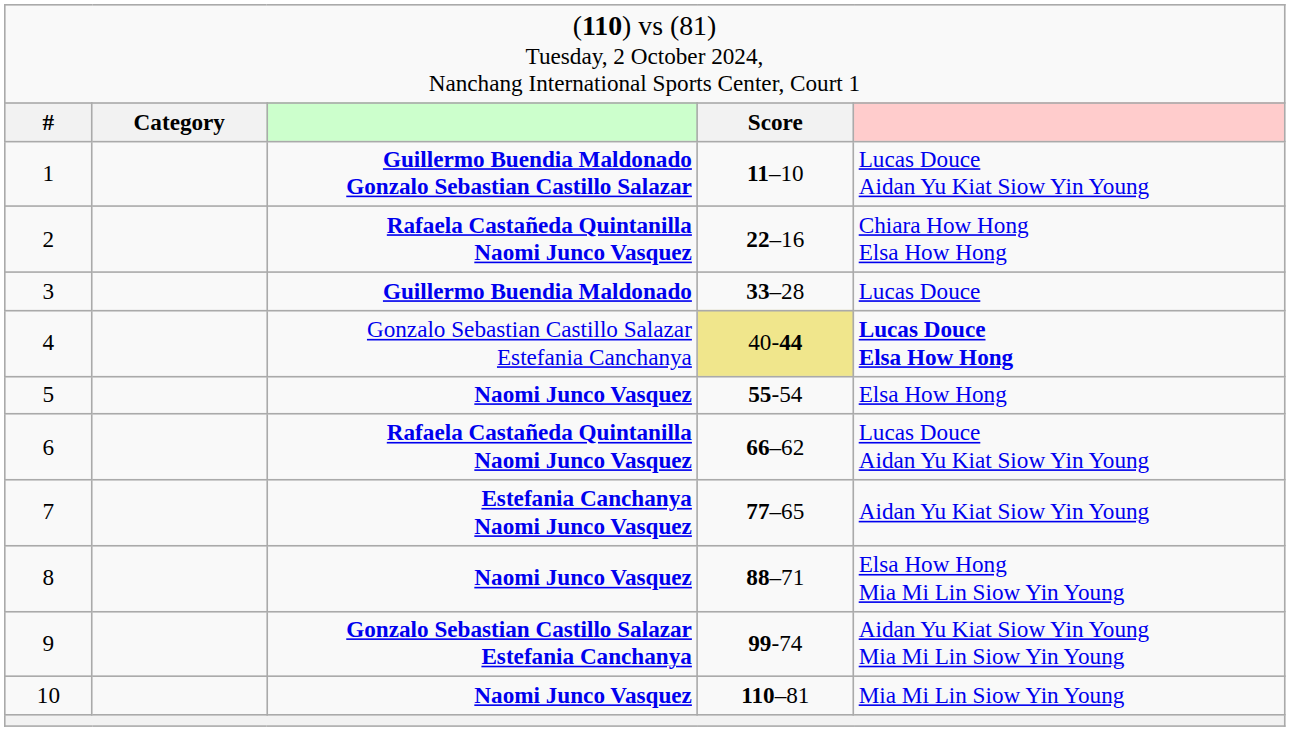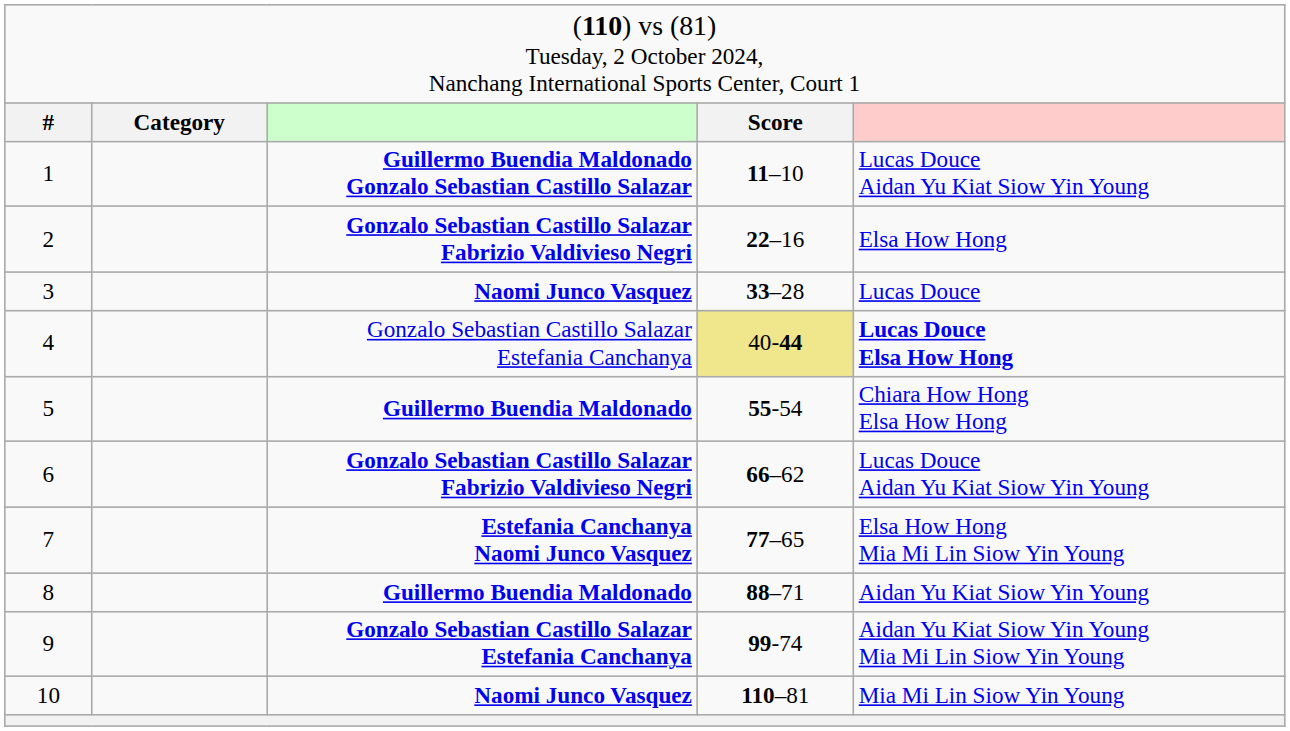(539, 239) Rafaela Castañeda Quintanilla Naomi Junco Vasquez -> (519, 239) Gonzalo Sebastian Castillo Salazar Fabrizio Valdivieso Negri
(944, 239) Chiara How Hong Elsa How Hong -> (933, 239) Elsa How Hong
(537, 291) Guillermo Buendia Maldonado -> (583, 291) Naomi Junco Vasquez
(583, 395) Naomi Junco Vasquez -> (537, 408) Guillermo Buendia Maldonado
(933, 395) Elsa How Hong -> (944, 408) Chiara How Hong Elsa How Hong
(539, 447) Rafaela Castañeda Quintanilla Naomi Junco Vasquez -> (519, 474) Gonzalo Sebastian Castillo Salazar Fabrizio Valdivieso Negri
(1004, 512) Aidan Yu Kiat Siow Yin Young -> (992, 540) Elsa How Hong Mia Mi Lin Siow Yin Young
(583, 578) Naomi Junco Vasquez -> (537, 591) Guillermo Buendia Maldonado
(992, 578) Elsa How Hong Mia Mi Lin Siow Yin Young -> (1004, 591) Aidan Yu Kiat Siow Yin Young
